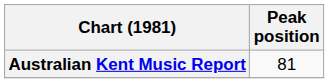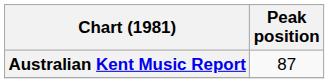(287, 63) 81 -> (287, 63) 87
